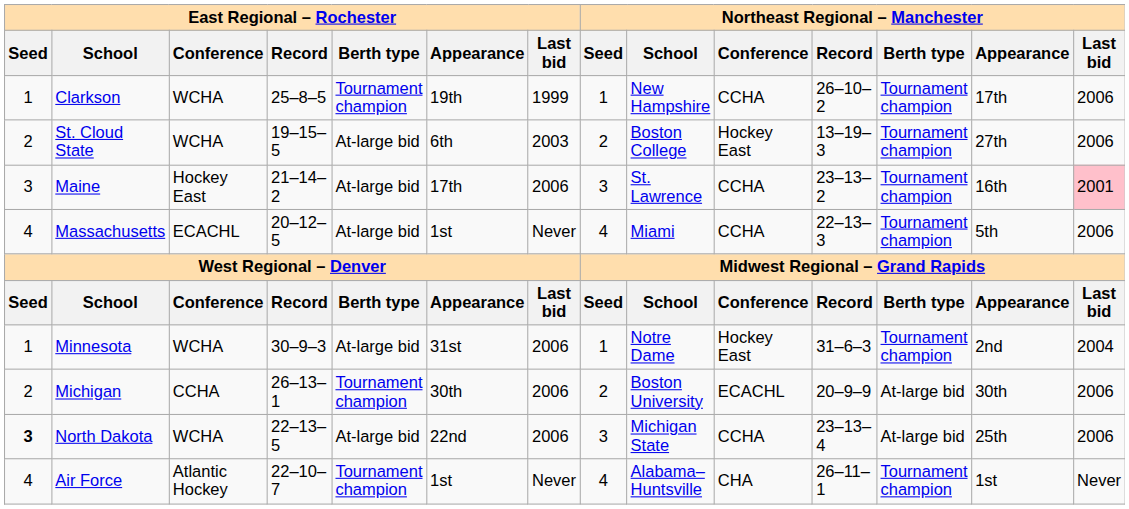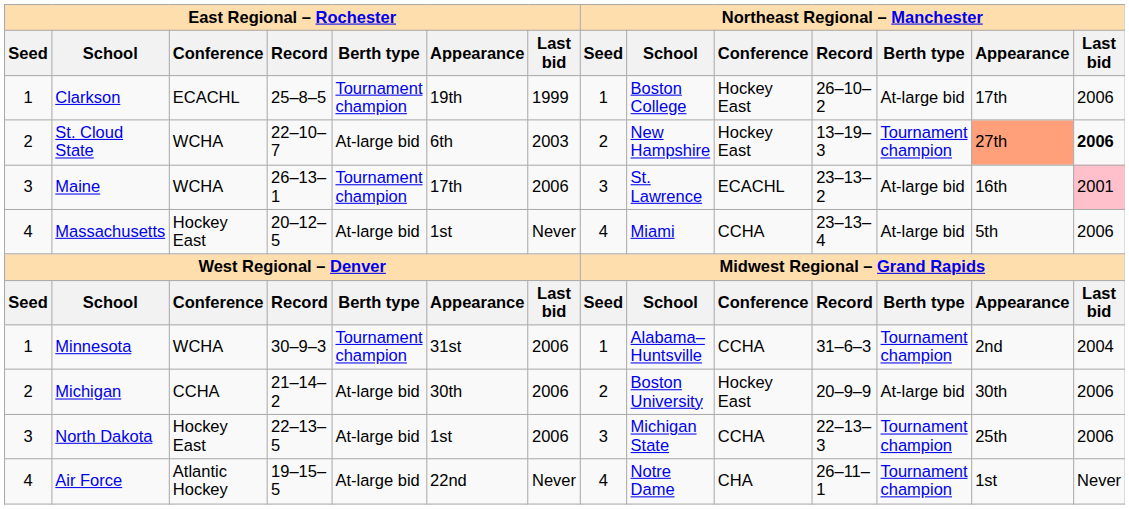(198, 97) WCHA -> (206, 97) ECACHL
(670, 97) New Hampshire -> (659, 97) Boston College
(741, 97) CCHA -> (745, 97) Hockey East
(924, 97) Tournament champion -> (923, 97) At-large bid
(299, 142) 19–15–5 -> (299, 142) 22–10–7
(659, 142) Boston College -> (670, 142) New Hampshire
(991, 142) no background -> (991, 142) lightsalmon background
(1095, 142) normal -> (1095, 142) bold
(200, 187) Hockey East -> (198, 187) WCHA
(299, 187) 21–14–2 -> (299, 187) 26–13–1
(378, 187) At-large bid -> (379, 187) Tournament champion
(741, 187) CCHA -> (751, 187) ECACHL
(924, 187) Tournament champion -> (923, 187) At-large bid
(206, 231) ECACHL -> (200, 231) Hockey East
(844, 231) 22–13–3 -> (844, 231) 23–13–4
(924, 231) Tournament champion -> (923, 231) At-large bid
(378, 347) At-large bid -> (379, 347) Tournament champion
(653, 347) Notre Dame -> (668, 347) Alabama–Huntsville
(745, 347) Hockey East -> (741, 347) CCHA
(299, 391) 26–13–1 -> (299, 391) 21–14–2
(379, 391) Tournament champion -> (378, 391) At-large bid
(751, 391) ECACHL -> (745, 391) Hockey East
(28, 436) bold -> (28, 436) normal
(198, 436) WCHA -> (200, 436) Hockey East
(448, 436) 22nd -> (441, 436) 1st
(844, 436) 23–13–4 -> (844, 436) 22–13–3
(923, 436) At-large bid -> (924, 436) Tournament champion
(299, 481) 22–10–7 -> (299, 481) 19–15–5
(379, 481) Tournament champion -> (378, 481) At-large bid
(441, 481) 1st -> (448, 481) 22nd
(668, 481) Alabama–Huntsville -> (653, 481) Notre Dame
